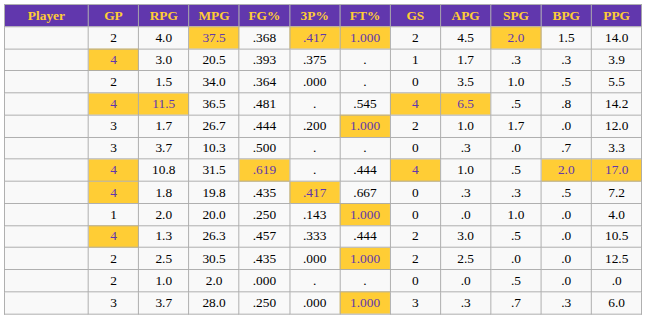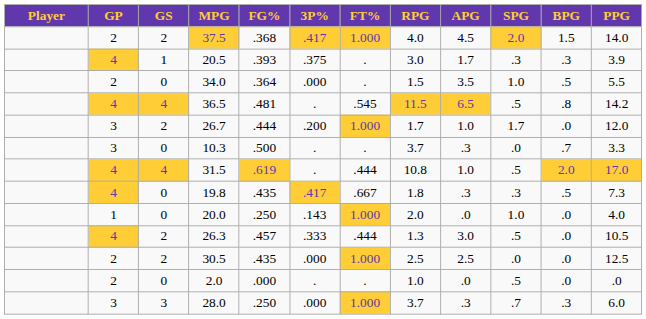columns swapped: (415, 15) <-> (164, 15)
(617, 192) 7.2 -> (617, 192) 7.3
